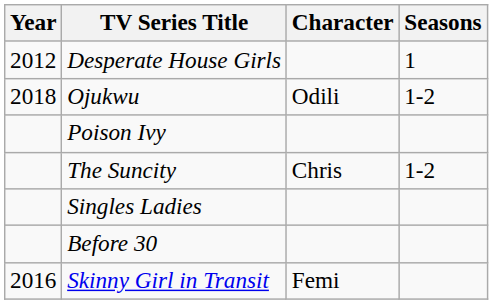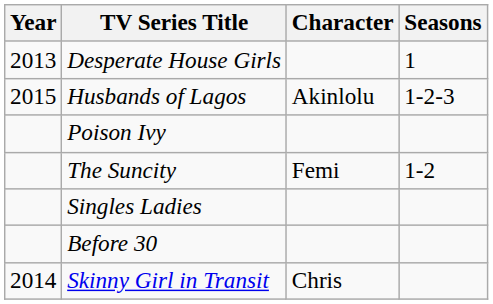(33, 59) 2012 -> (33, 59) 2013
+ row: (157, 96)
- row: (103, 96)
(317, 170) Chris -> (316, 170) Femi
(33, 280) 2016 -> (33, 280) 2014
(316, 280) Femi -> (317, 280) Chris
